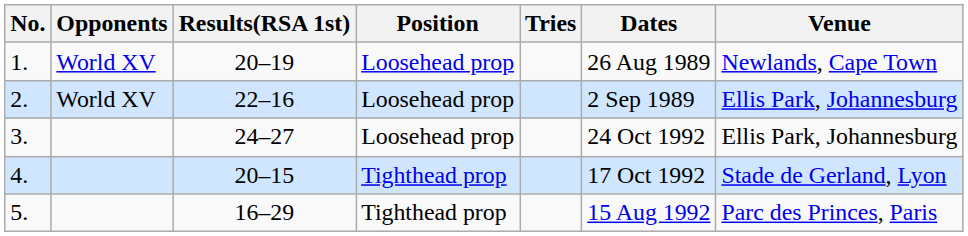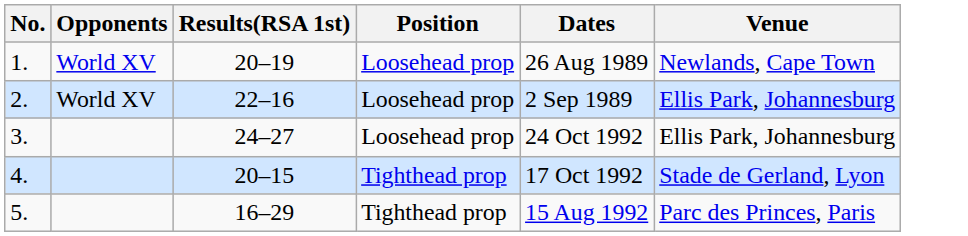- column: (551, 23)
